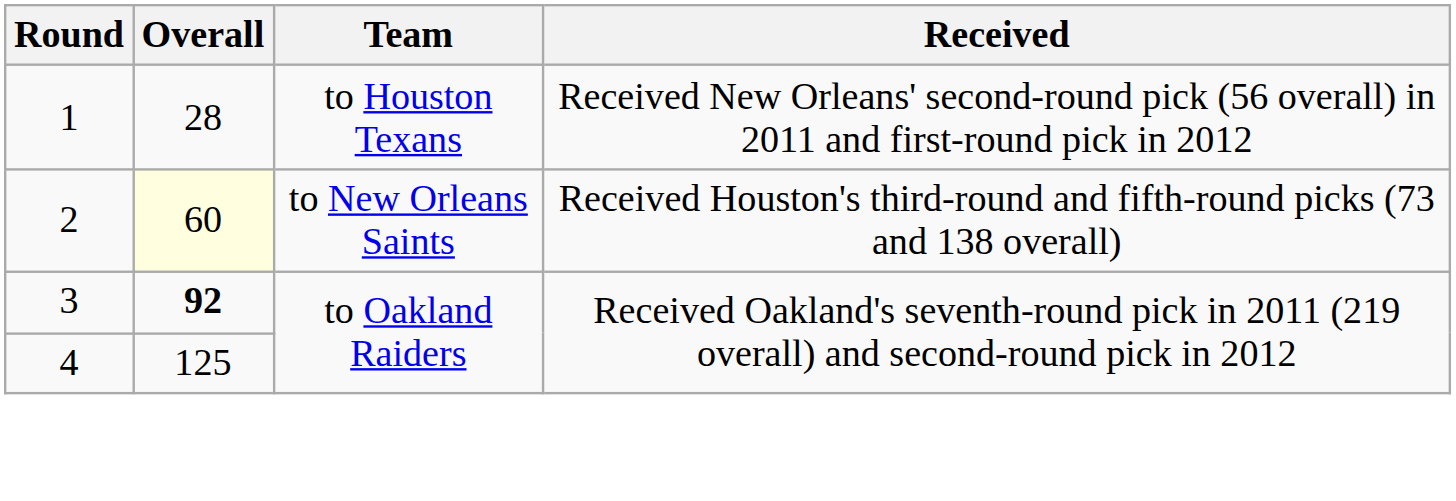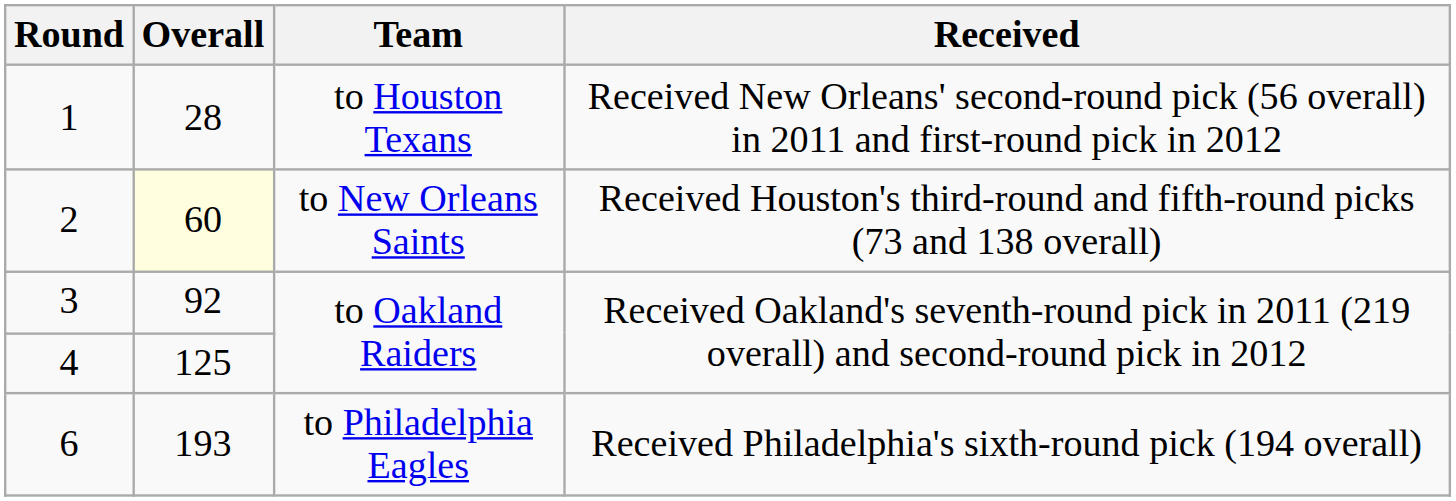(203, 301) bold -> (203, 301) normal
+ row: (69, 443)
